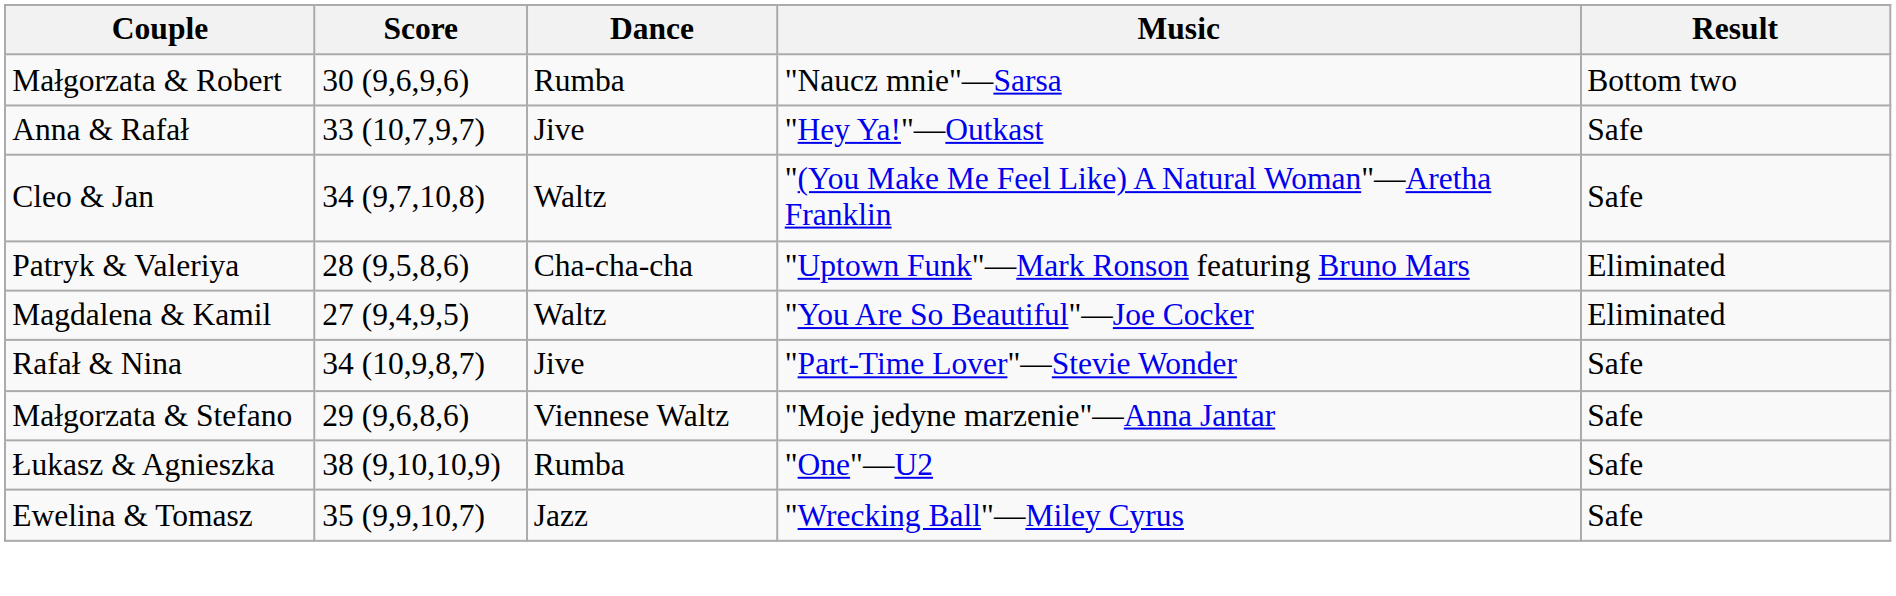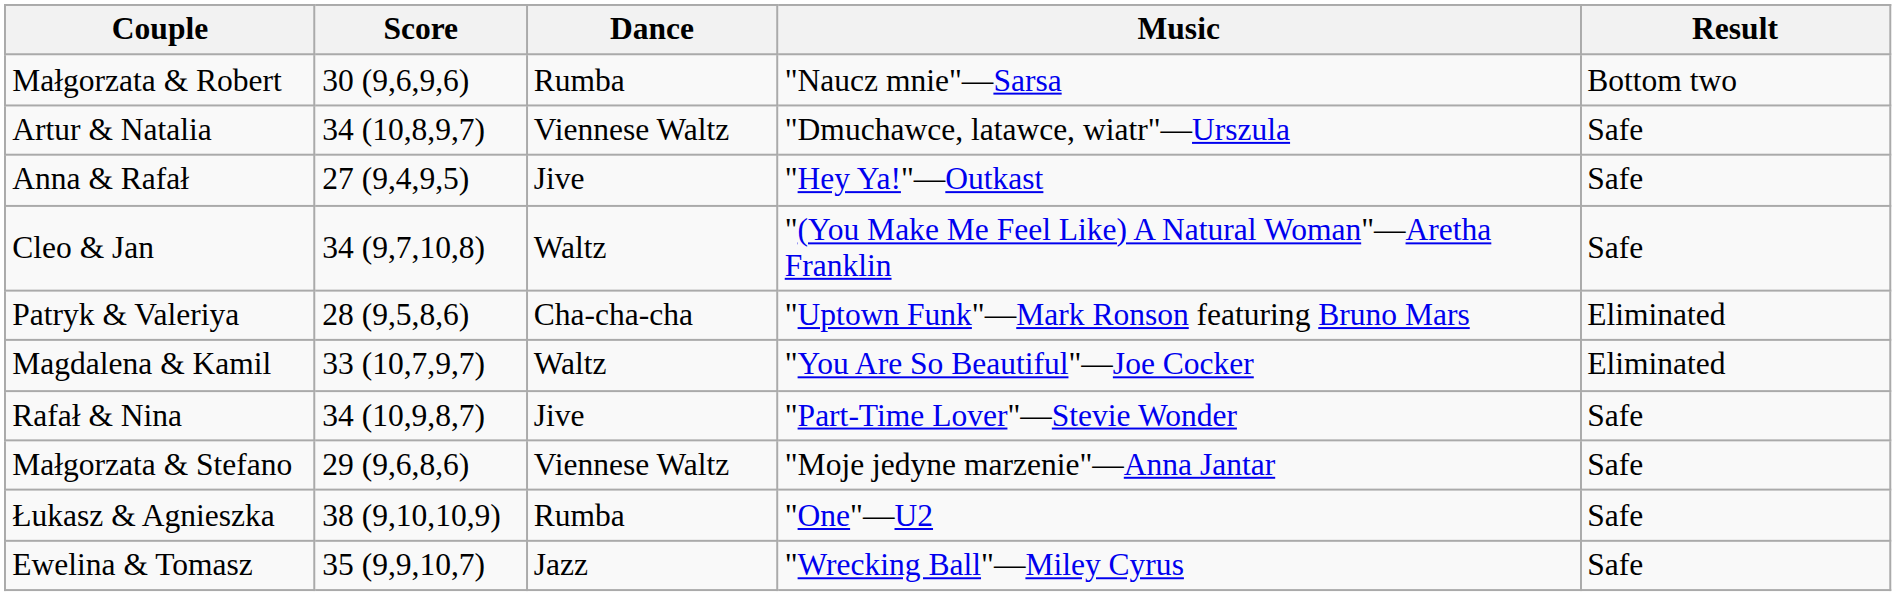+ row: (112, 129)
(404, 129) 33 (10,7,9,7) -> (396, 179) 27 (9,4,9,5)
(396, 314) 27 (9,4,9,5) -> (404, 364) 33 (10,7,9,7)
